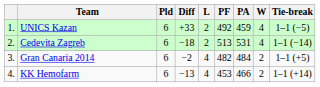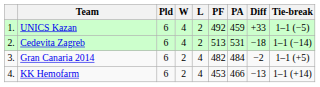columns swapped: (261, 12) <-> (187, 12)
